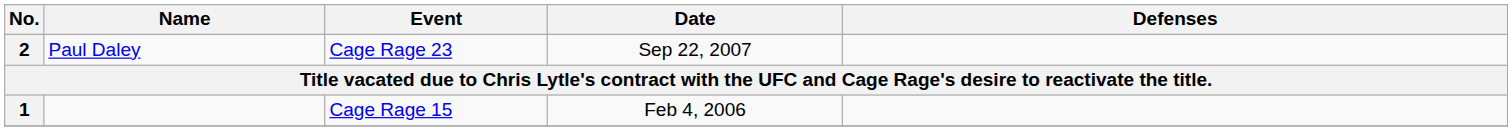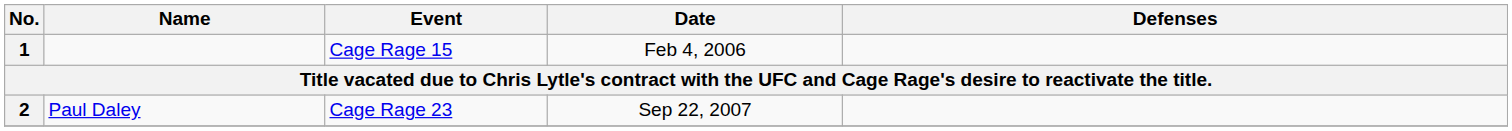rows swapped: (24, 110) <-> (24, 49)
